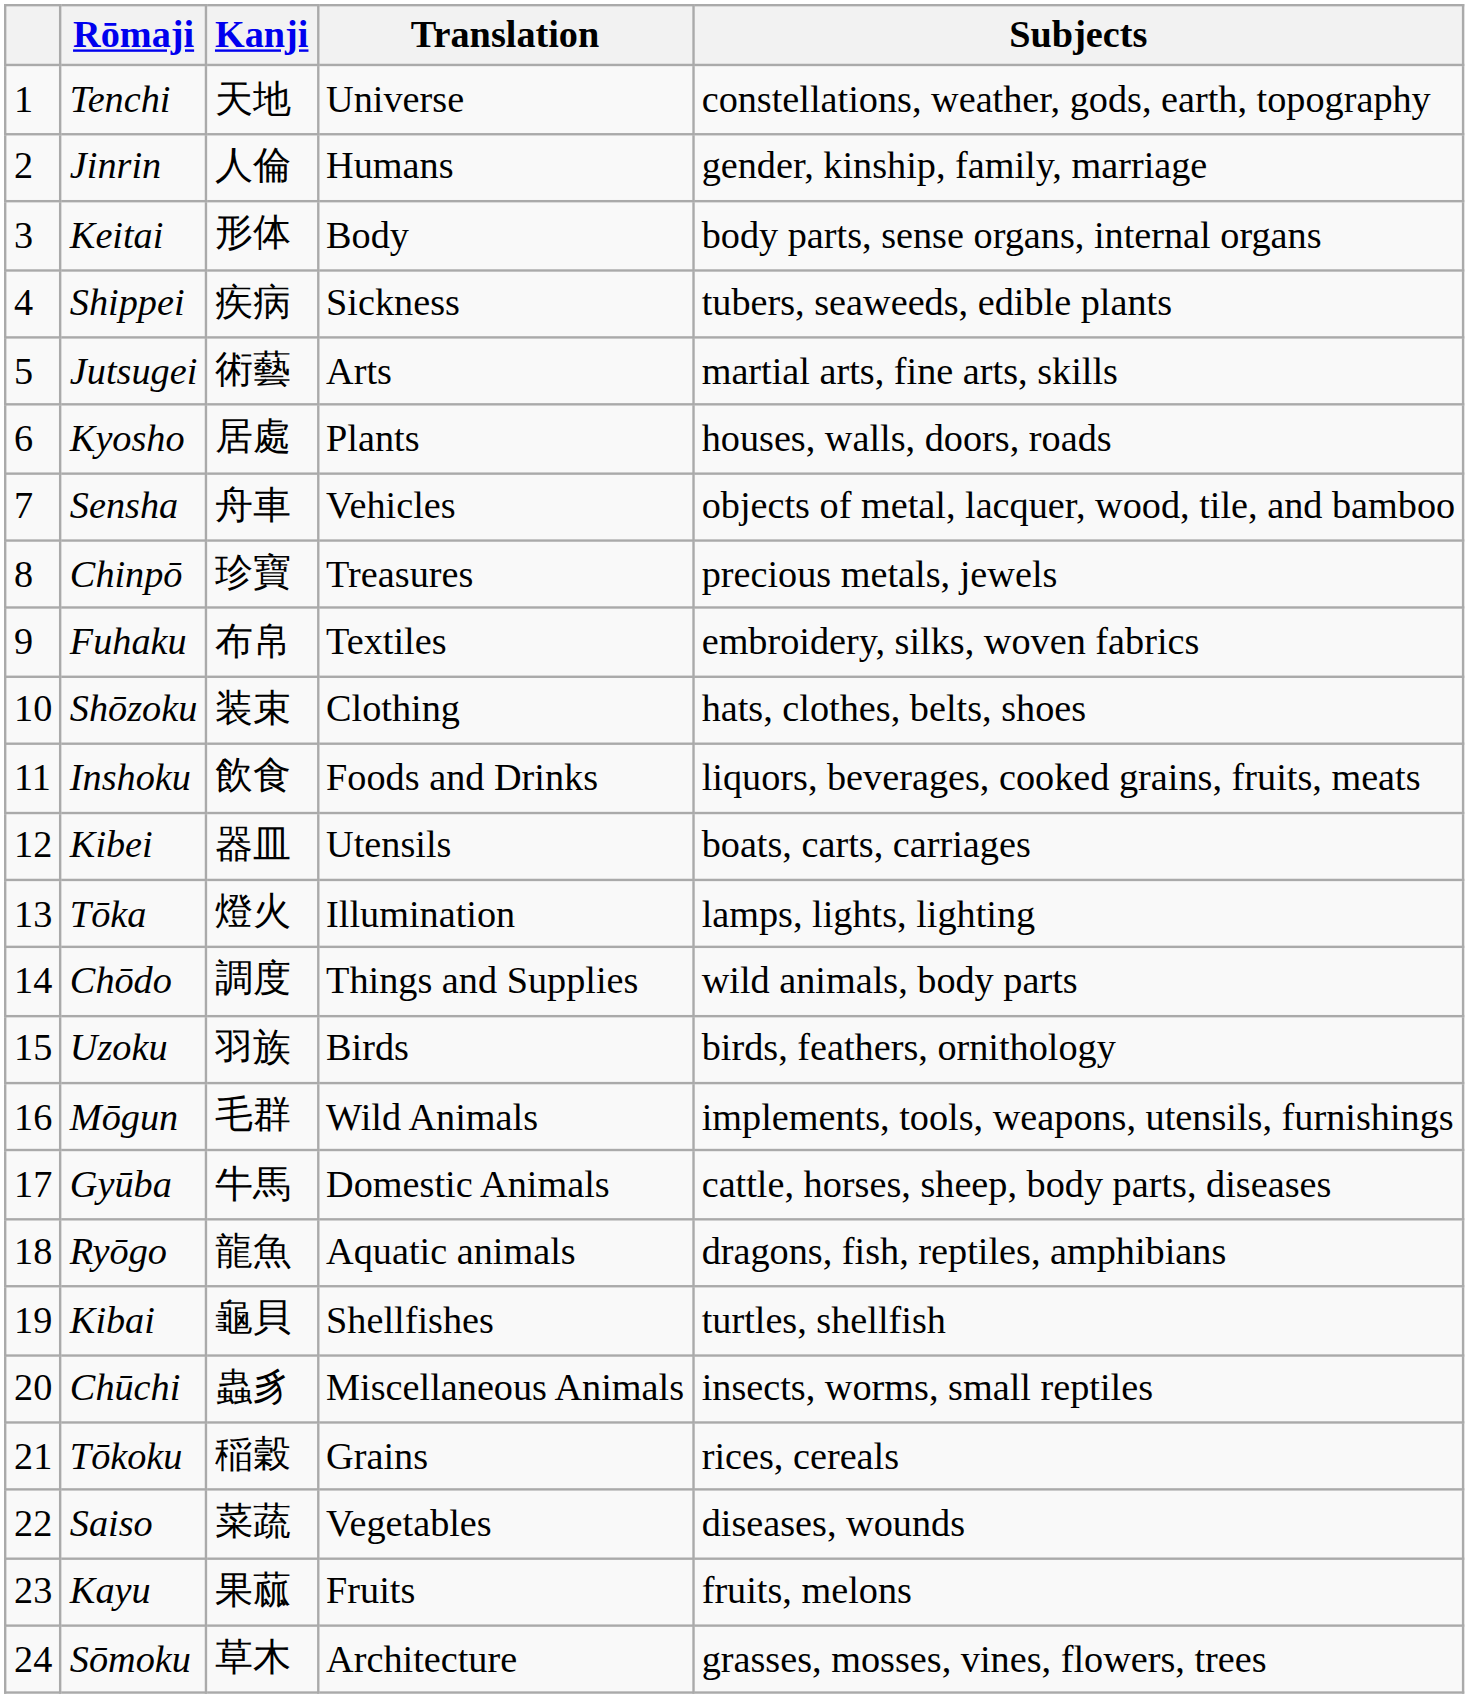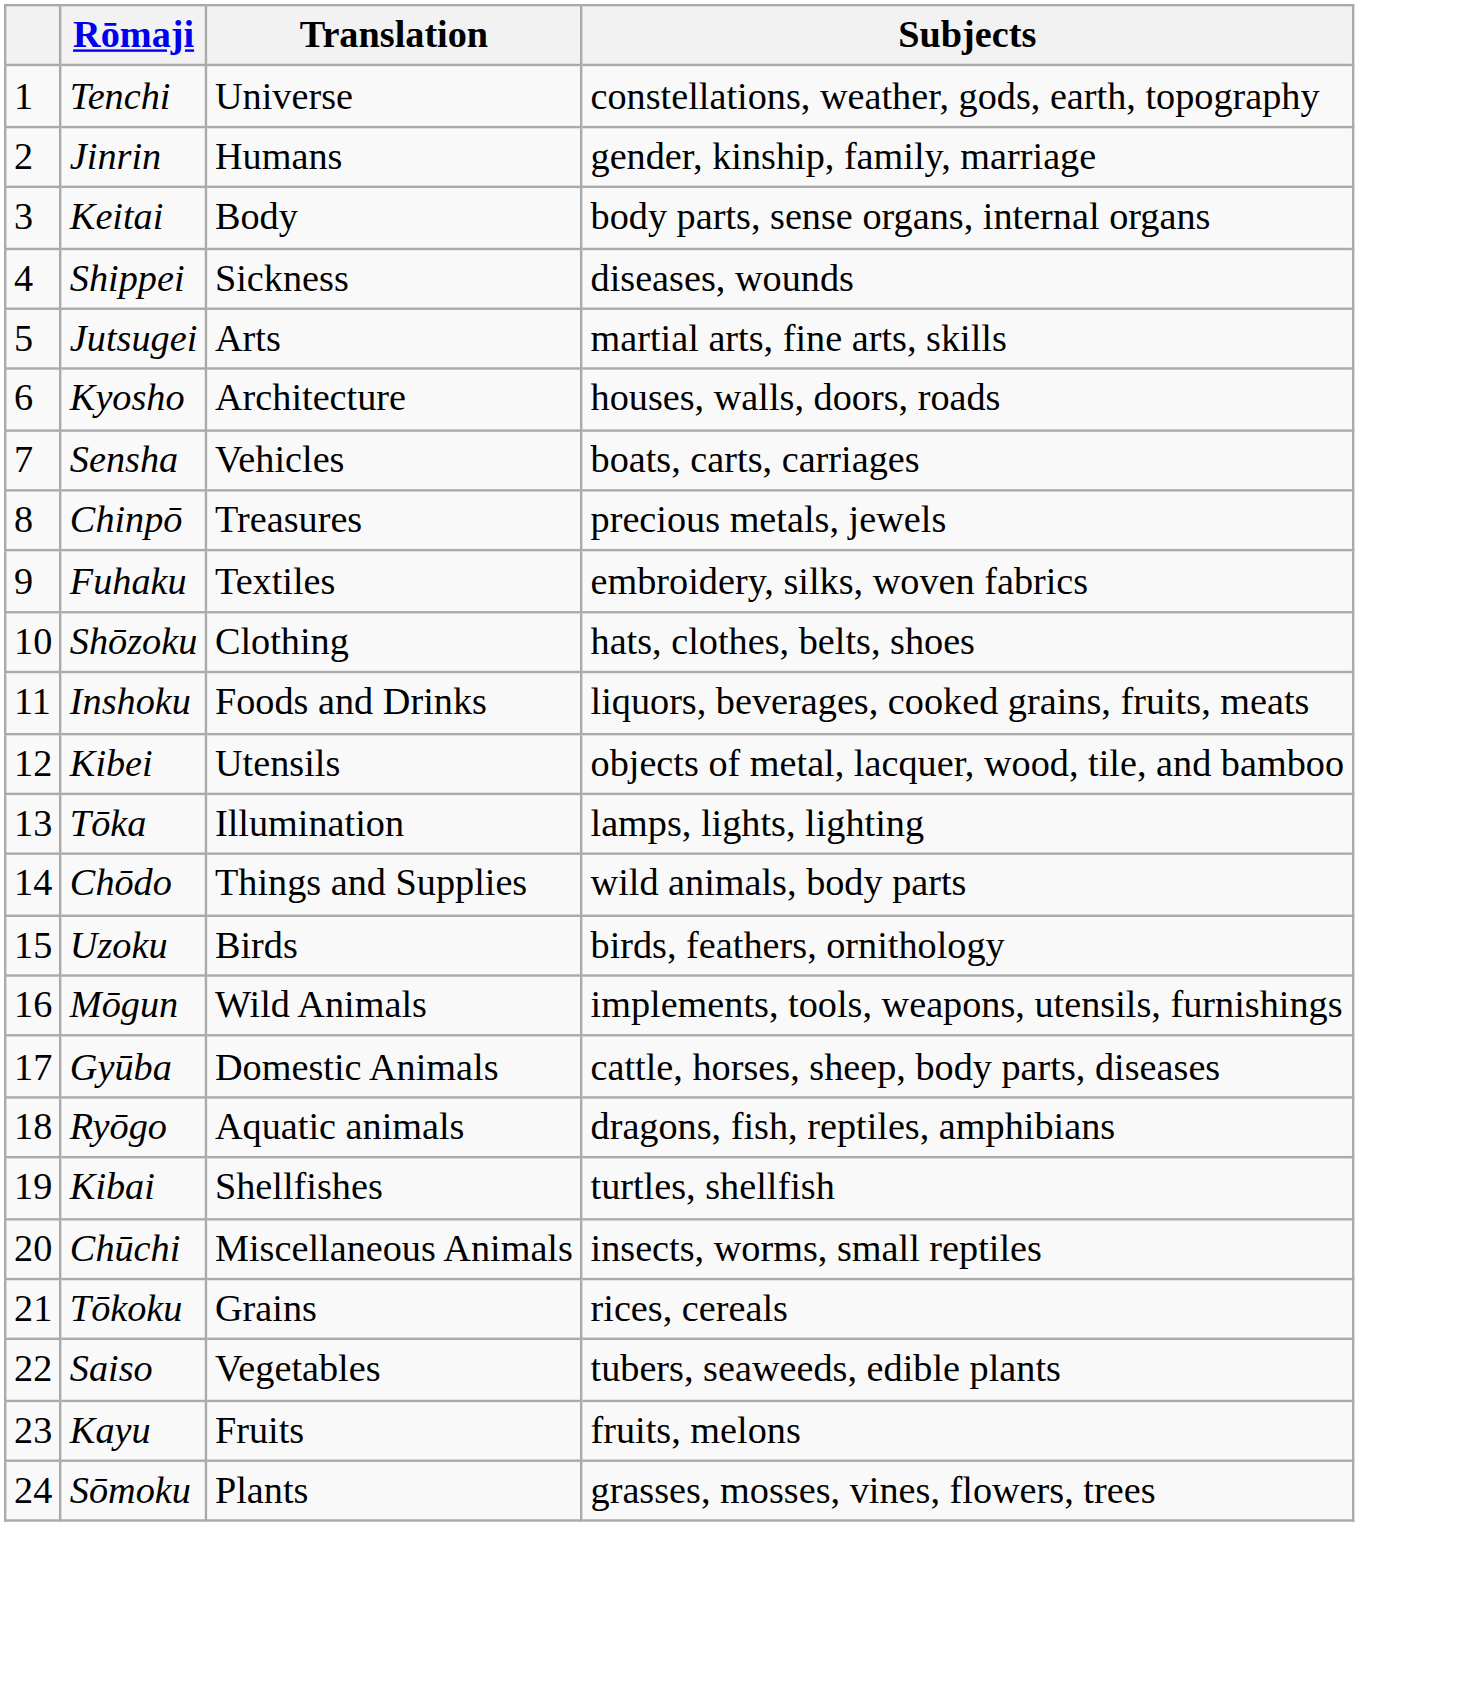- column: (262, 34)
(937, 302) tubers, seaweeds, edible plants -> (722, 277) diseases, wounds
(373, 438) Plants -> (310, 398) Architecture
(1078, 505) objects of metal, lacquer, wood, tile, and bamboo -> (755, 459) boats, carts, carriages
(866, 845) boats, carts, carriages -> (967, 762) objects of metal, lacquer, wood, tile, and bamboo
(833, 1523) diseases, wounds -> (826, 1369) tubers, seaweeds, edible plants
(422, 1658) Architecture -> (262, 1490) Plants
